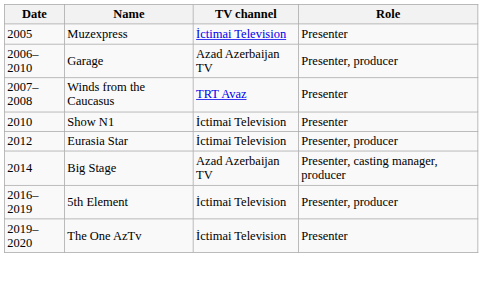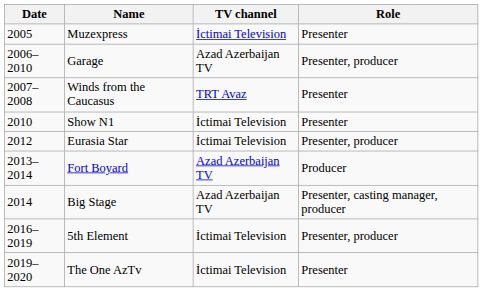+ row: (98, 168)
